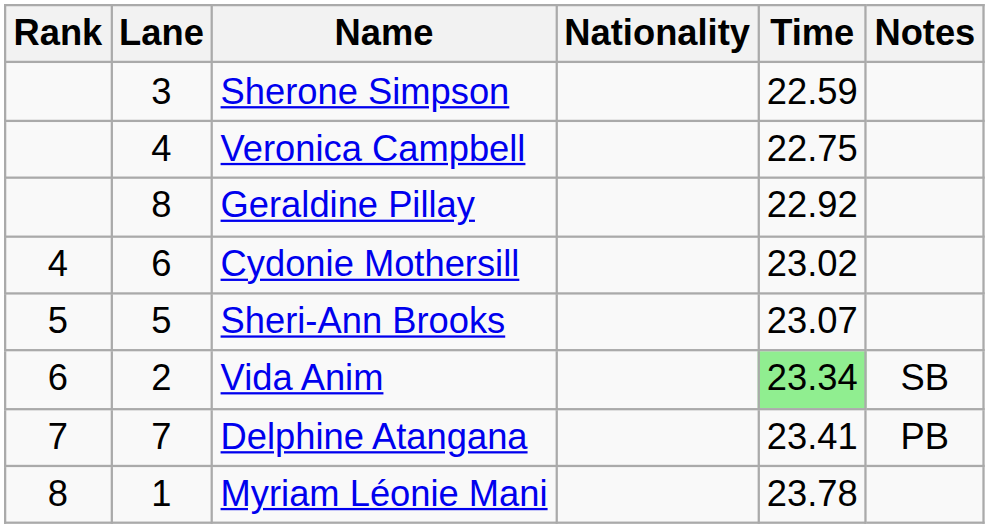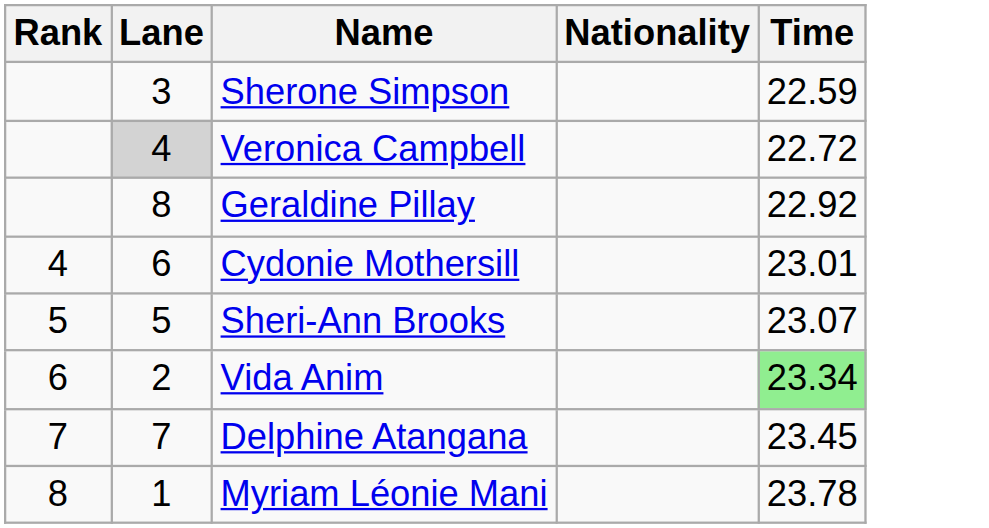- column: (925, 33)
(161, 148) no background -> (161, 148) lightgrey background
(812, 148) 22.75 -> (812, 148) 22.72
(812, 263) 23.02 -> (812, 263) 23.01
(812, 436) 23.41 -> (812, 436) 23.45
